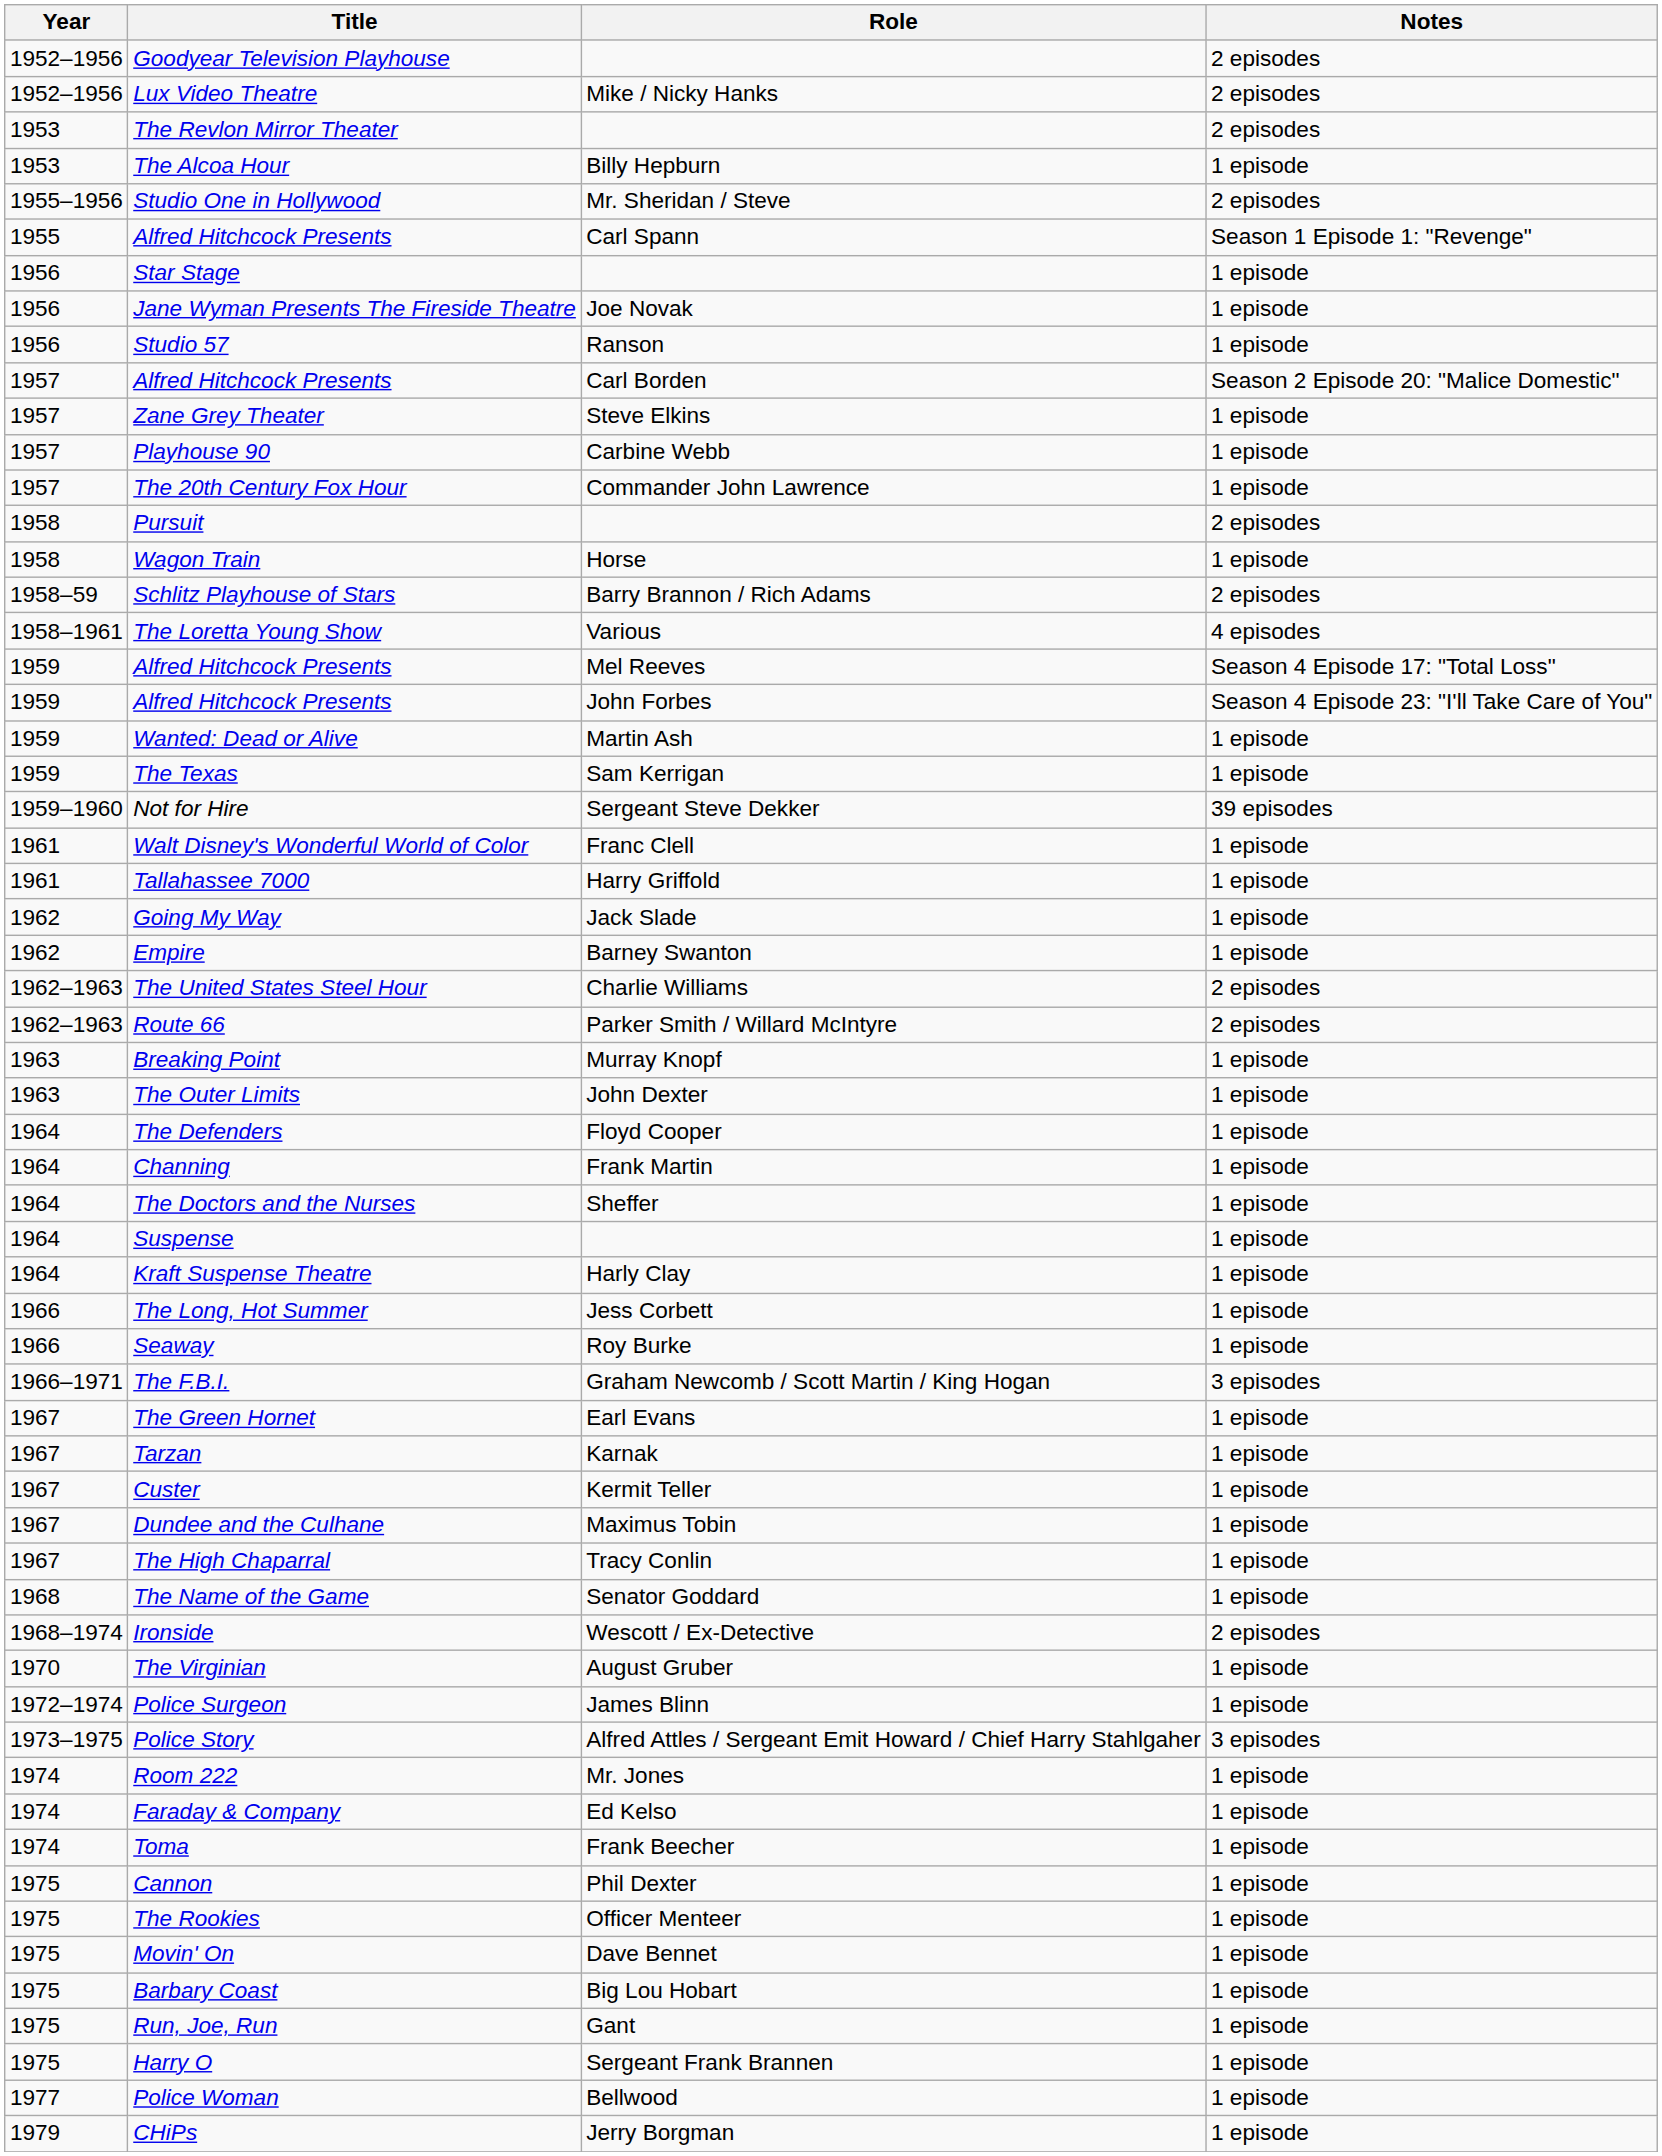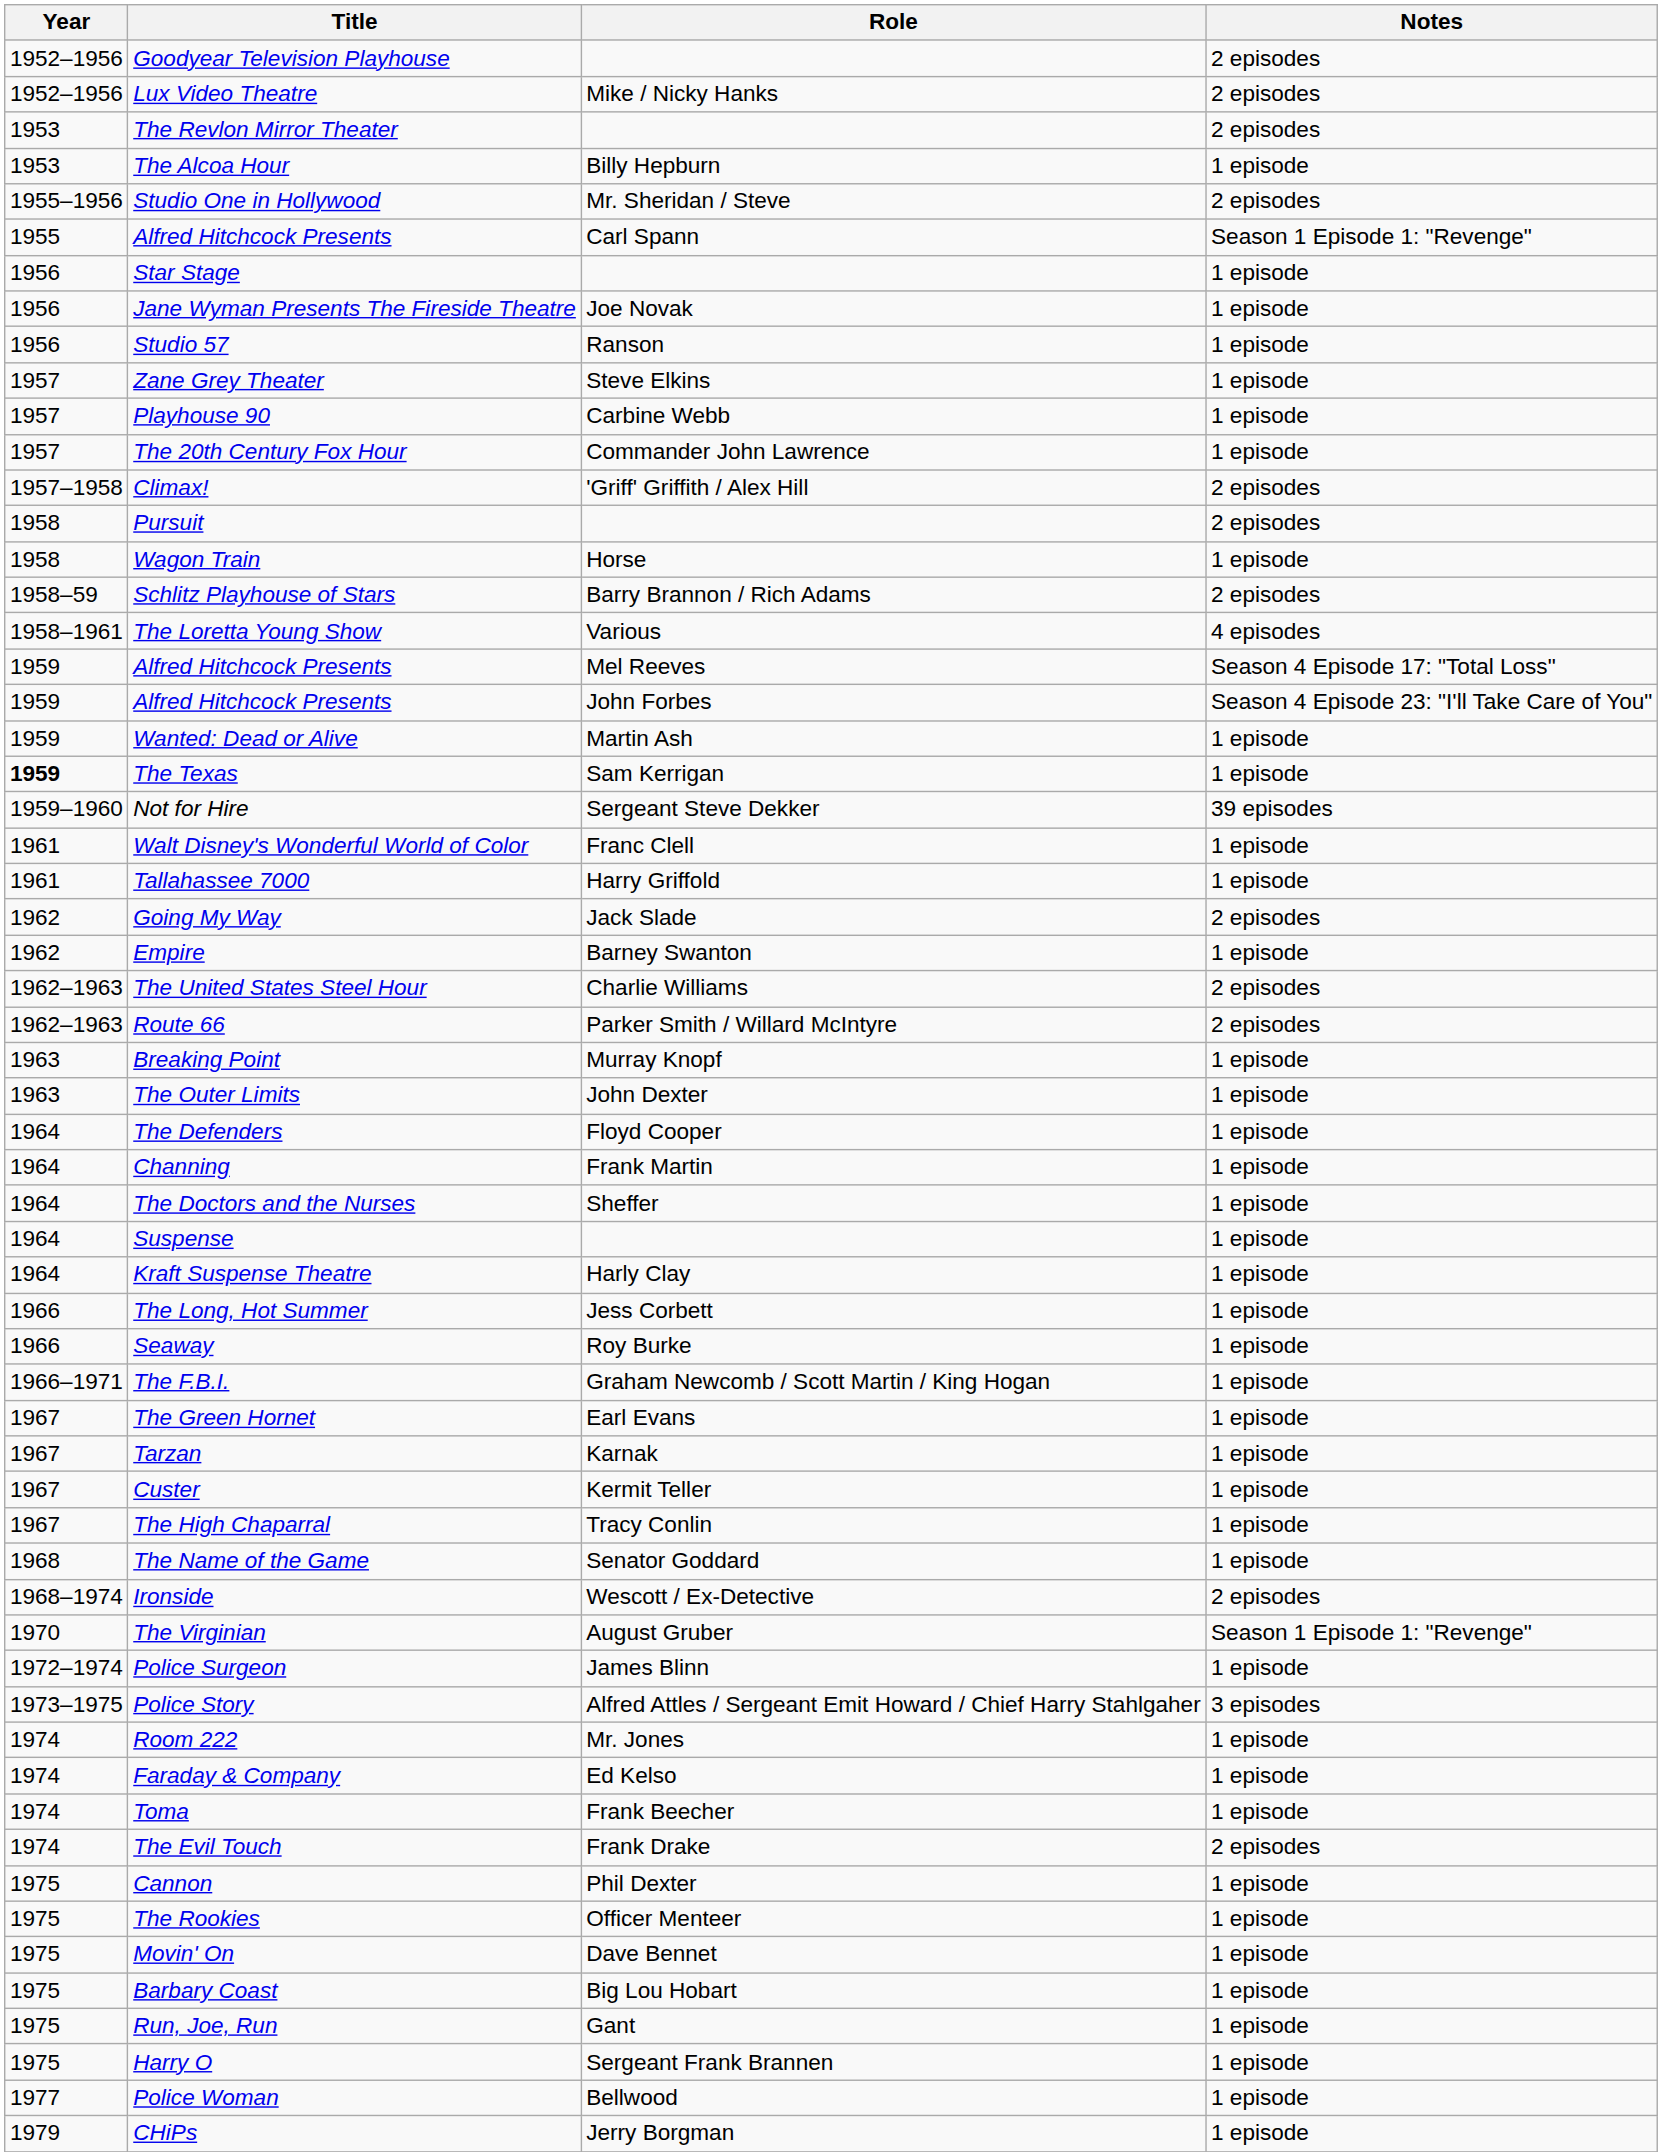- row: (262, 380)
+ row: (171, 487)
(35, 773) normal -> (35, 773) bold
(1260, 916) 1 episode -> (1266, 916) 2 episodes
(1266, 1381) 3 episodes -> (1260, 1381) 1 episode
- row: (259, 1525)
(1260, 1668) 1 episode -> (1371, 1632) Season 1 Episode 1: "Revenge"
+ row: (207, 1847)
